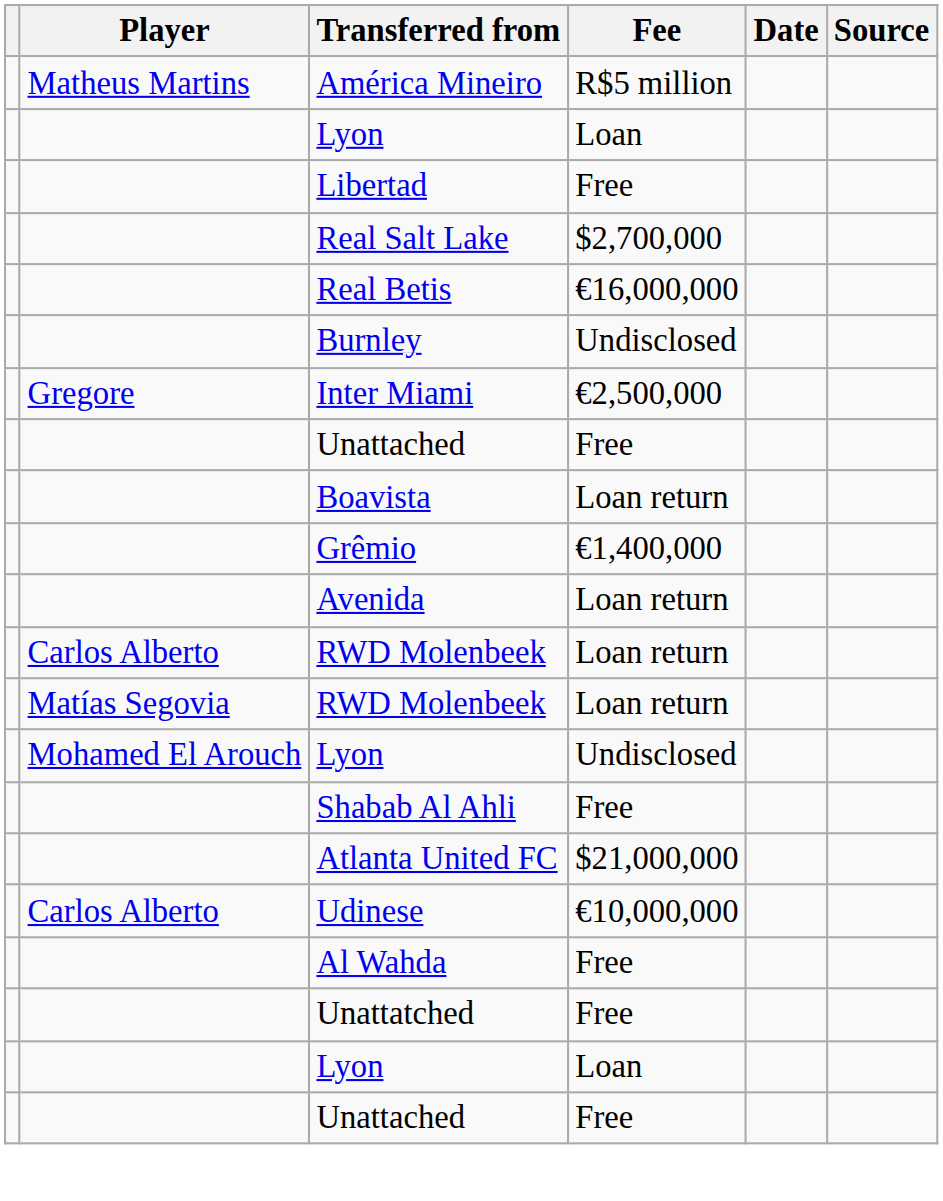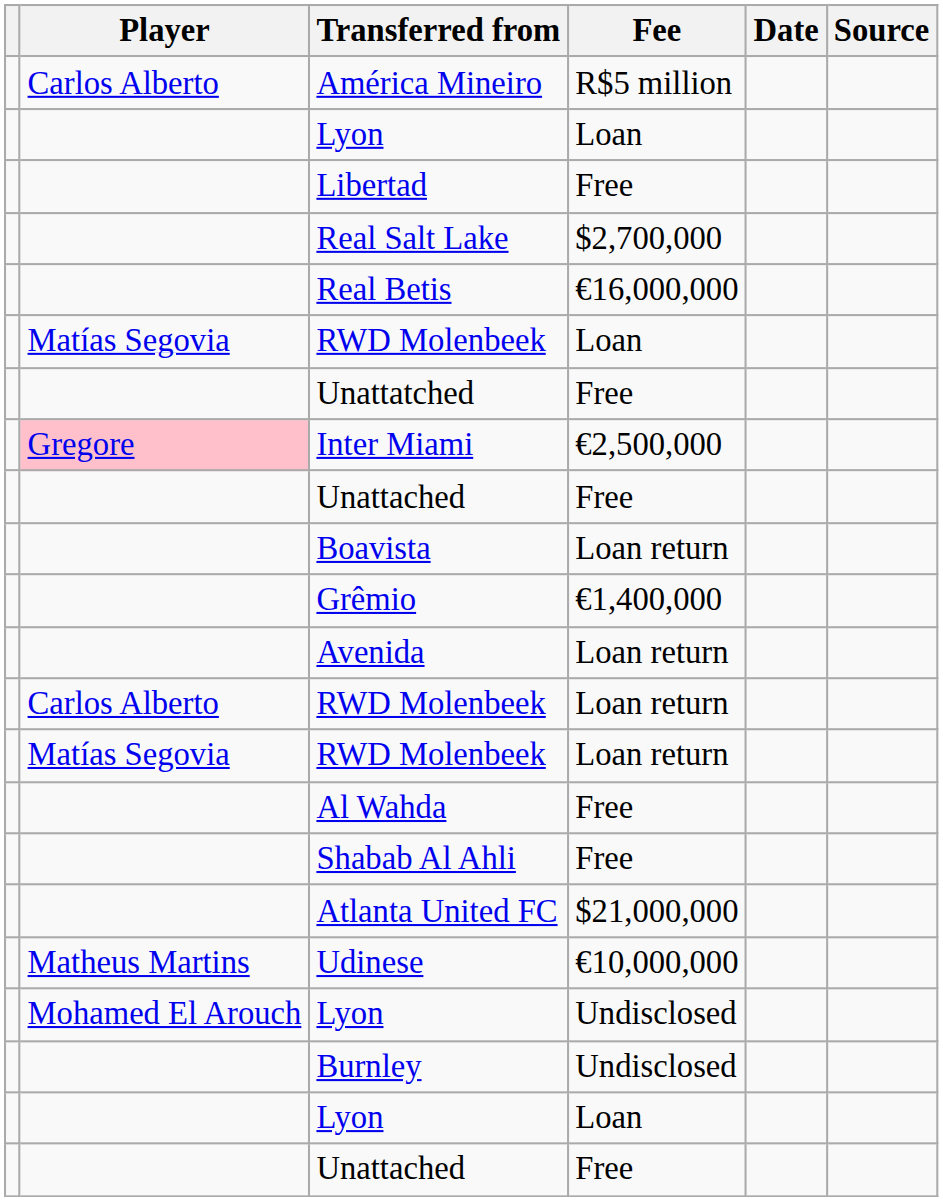(139, 82) Matheus Martins -> (123, 82) Carlos Alberto
+ row: (431, 340)
rows swapped: (395, 1013) <-> (369, 340)
(81, 392) no background -> (81, 444) pink background
rows swapped: (381, 962) <-> (350, 755)
(123, 910) Carlos Alberto -> (139, 962) Matheus Martins
